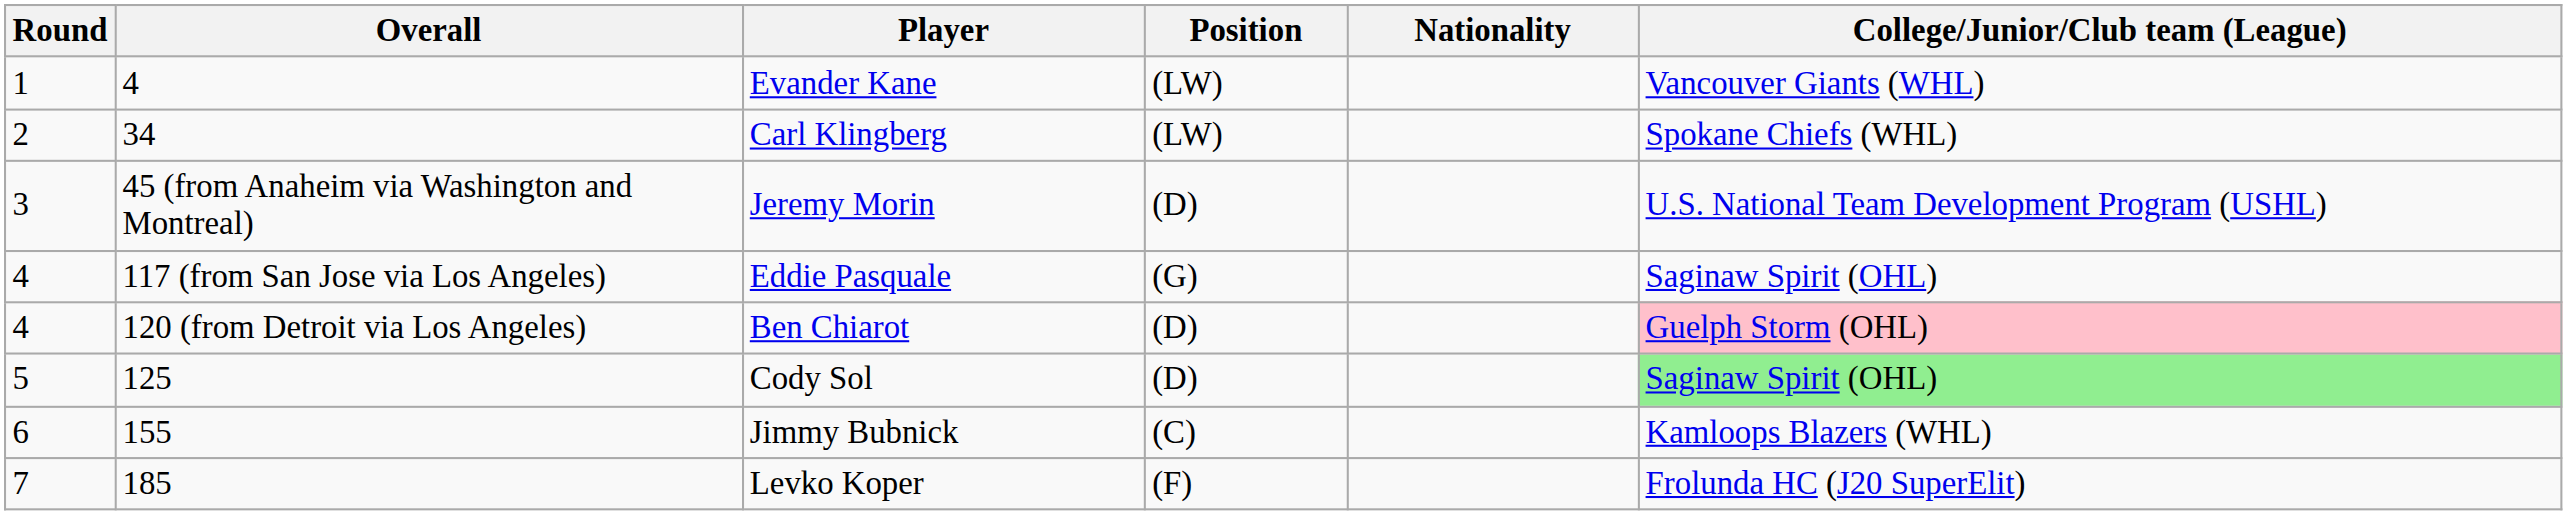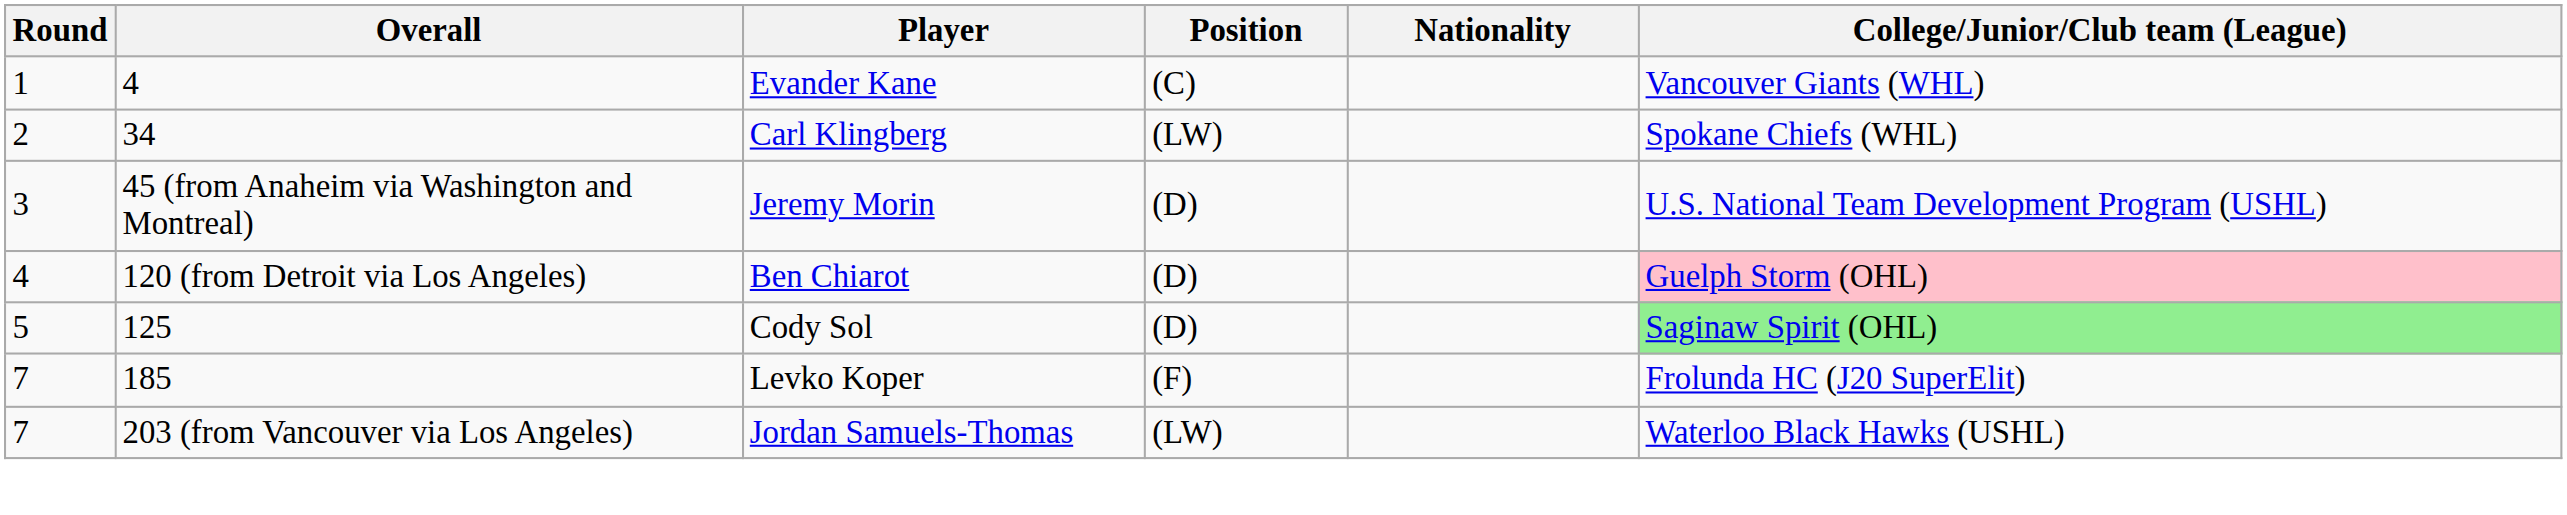(1187, 82) (LW) -> (1174, 82) (C)
- row: (850, 275)
- row: (854, 431)
+ row: (911, 431)
